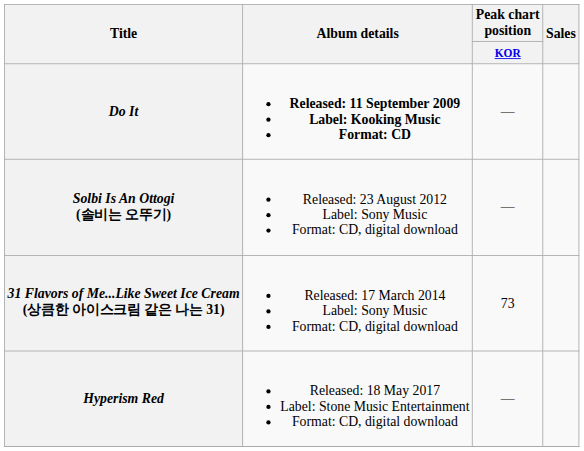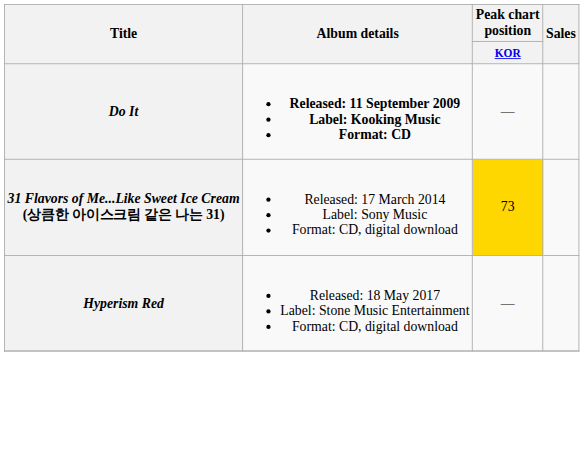- row: (124, 206)
(508, 303) no background -> (508, 207) gold background
